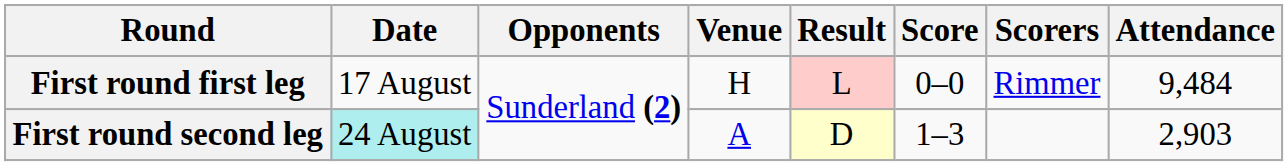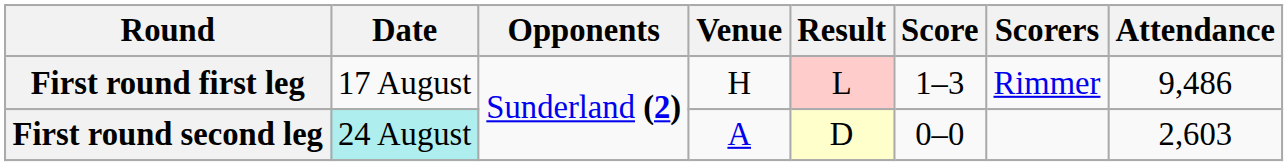(940, 82) 0–0 -> (940, 82) 1–3
(1195, 82) 9,484 -> (1195, 82) 9,486
(940, 133) 1–3 -> (940, 133) 0–0
(1195, 133) 2,903 -> (1195, 133) 2,603
